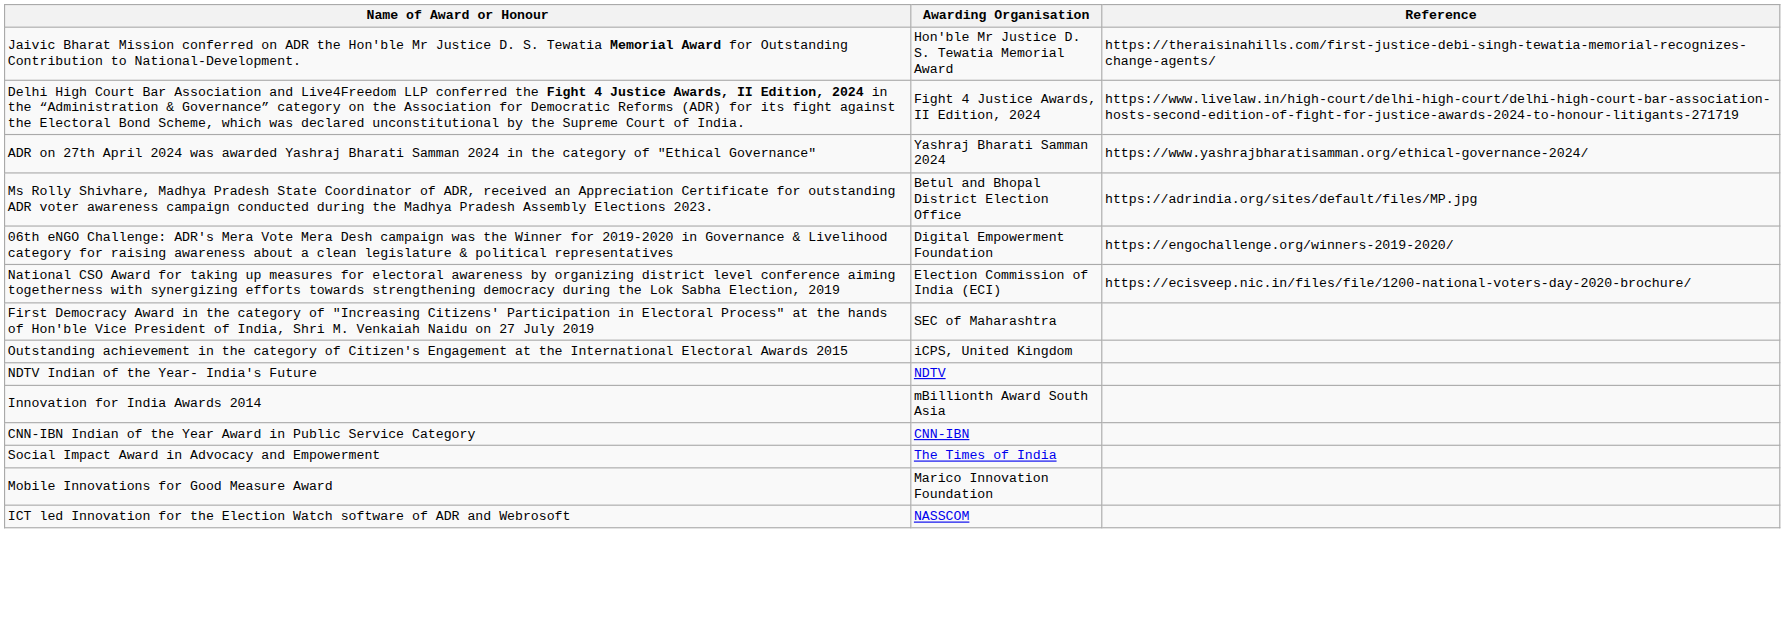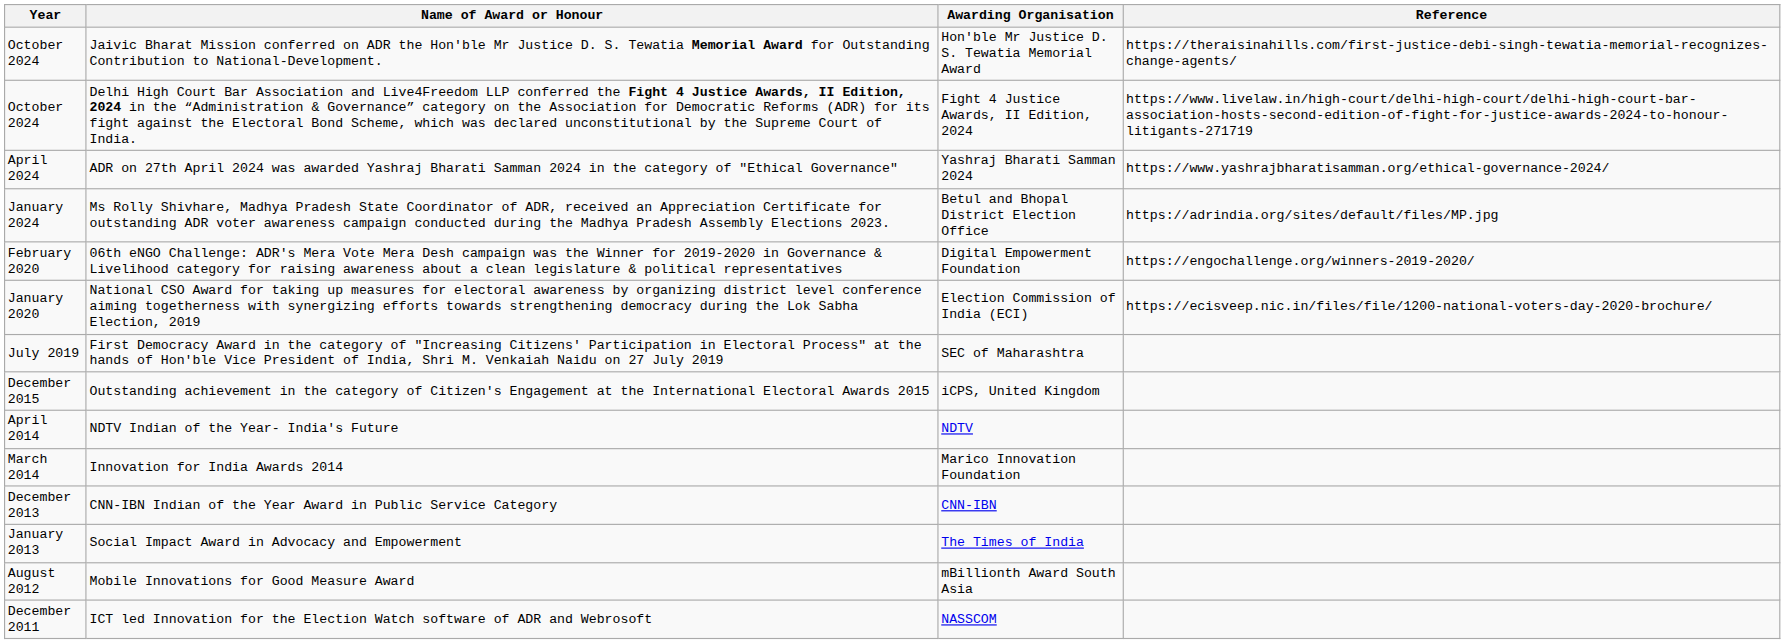+ column: (45, 15)
(1001, 404) mBillionth Award South Asia -> (1009, 467) Marico Innovation Foundation
(981, 486) Marico Innovation Foundation -> (1028, 581) mBillionth Award South Asia
